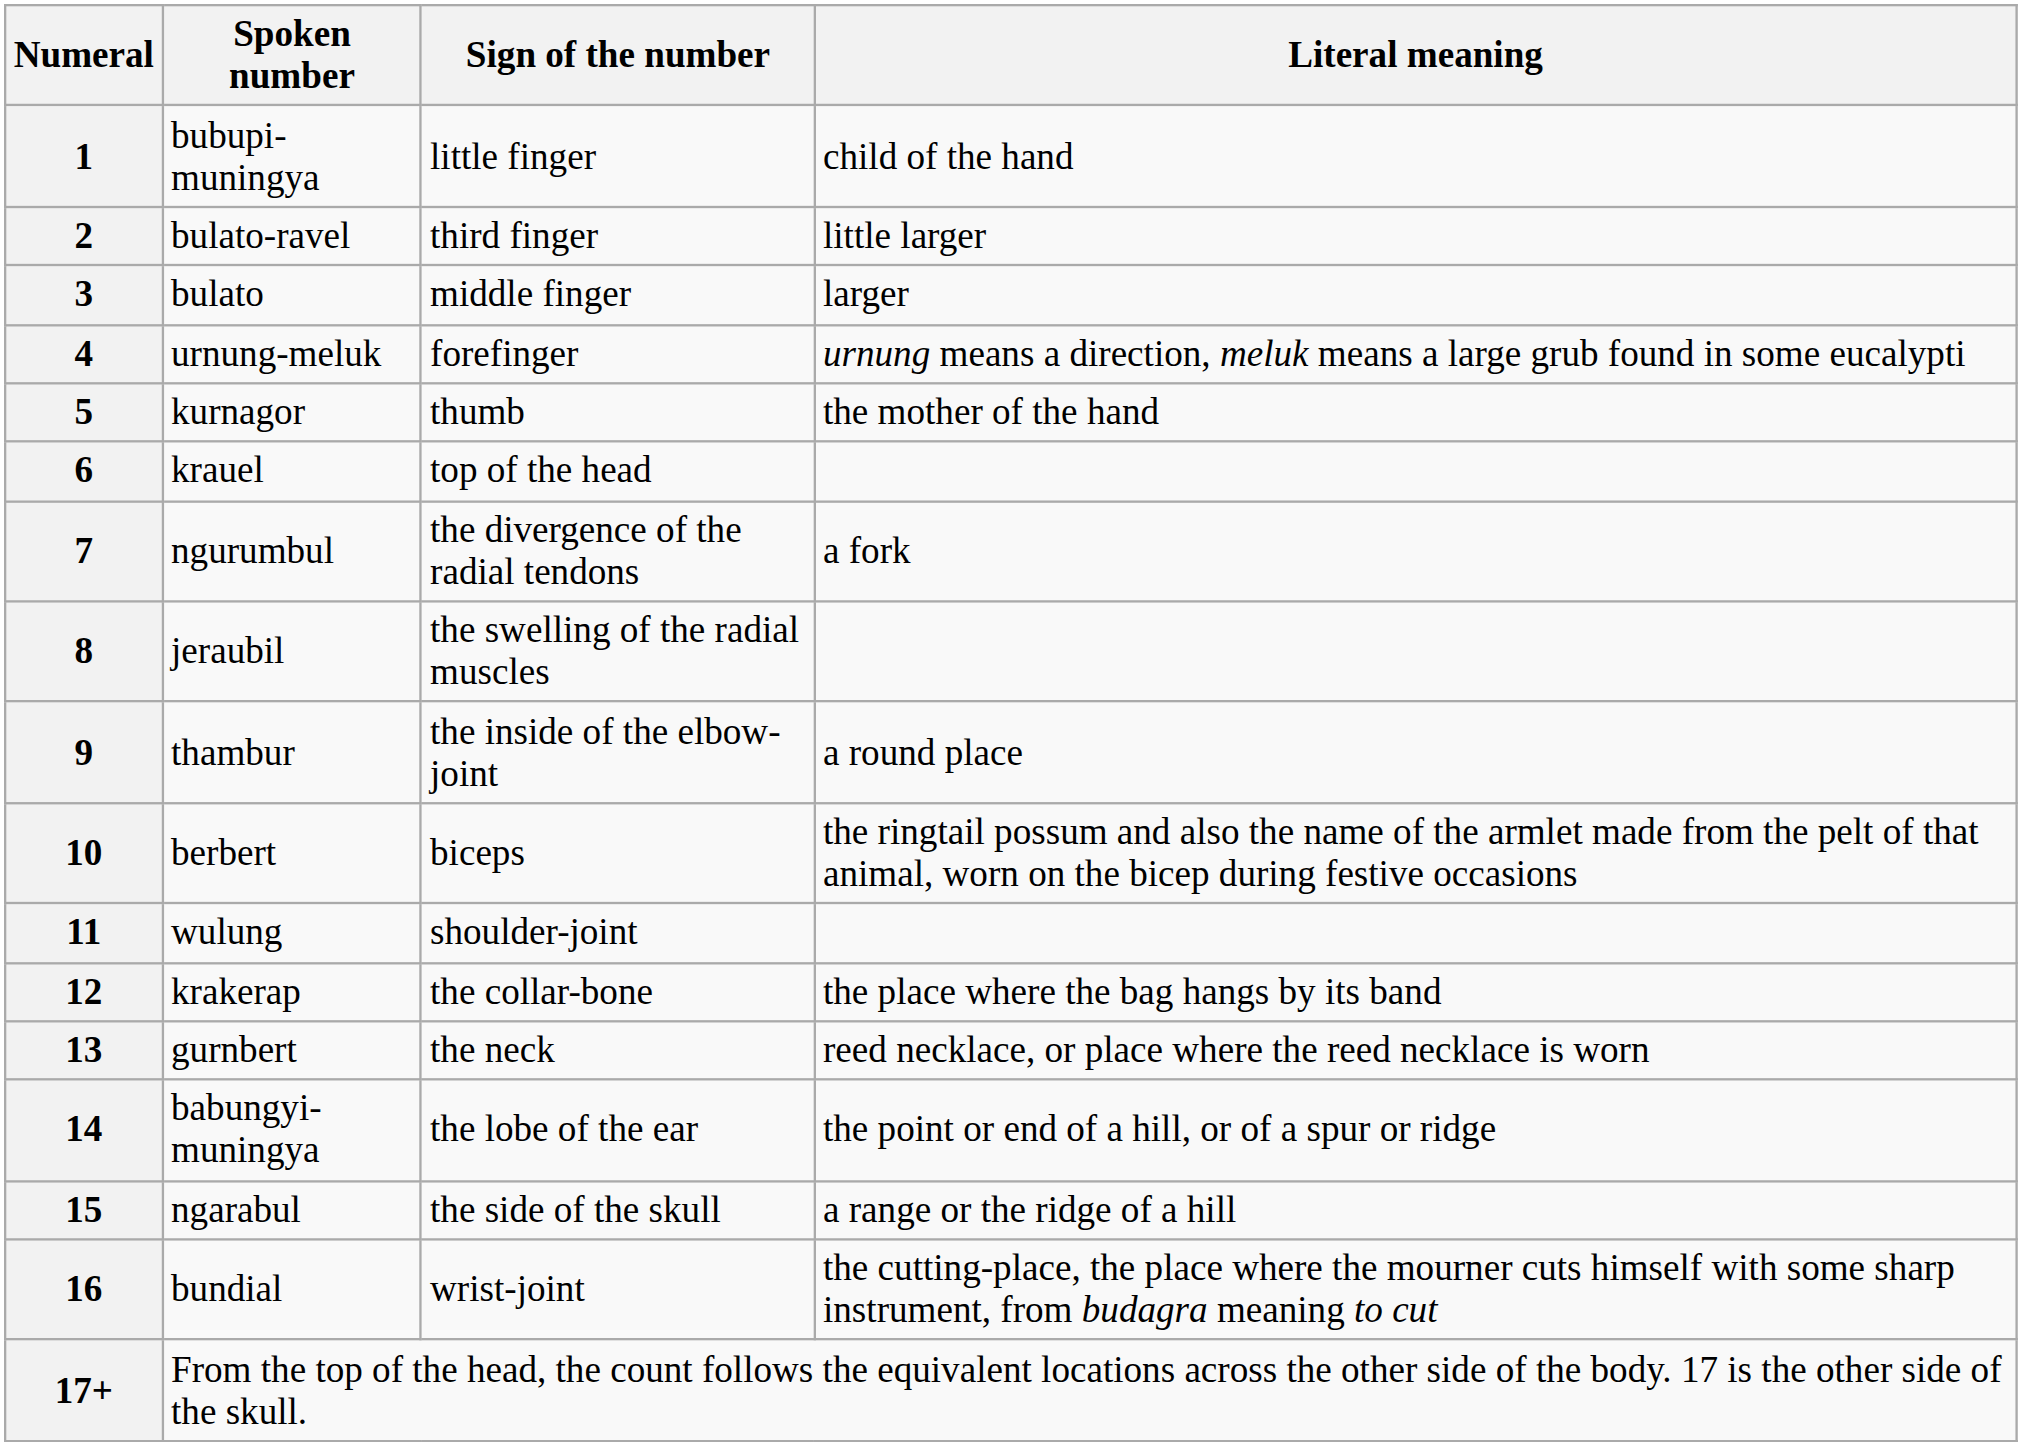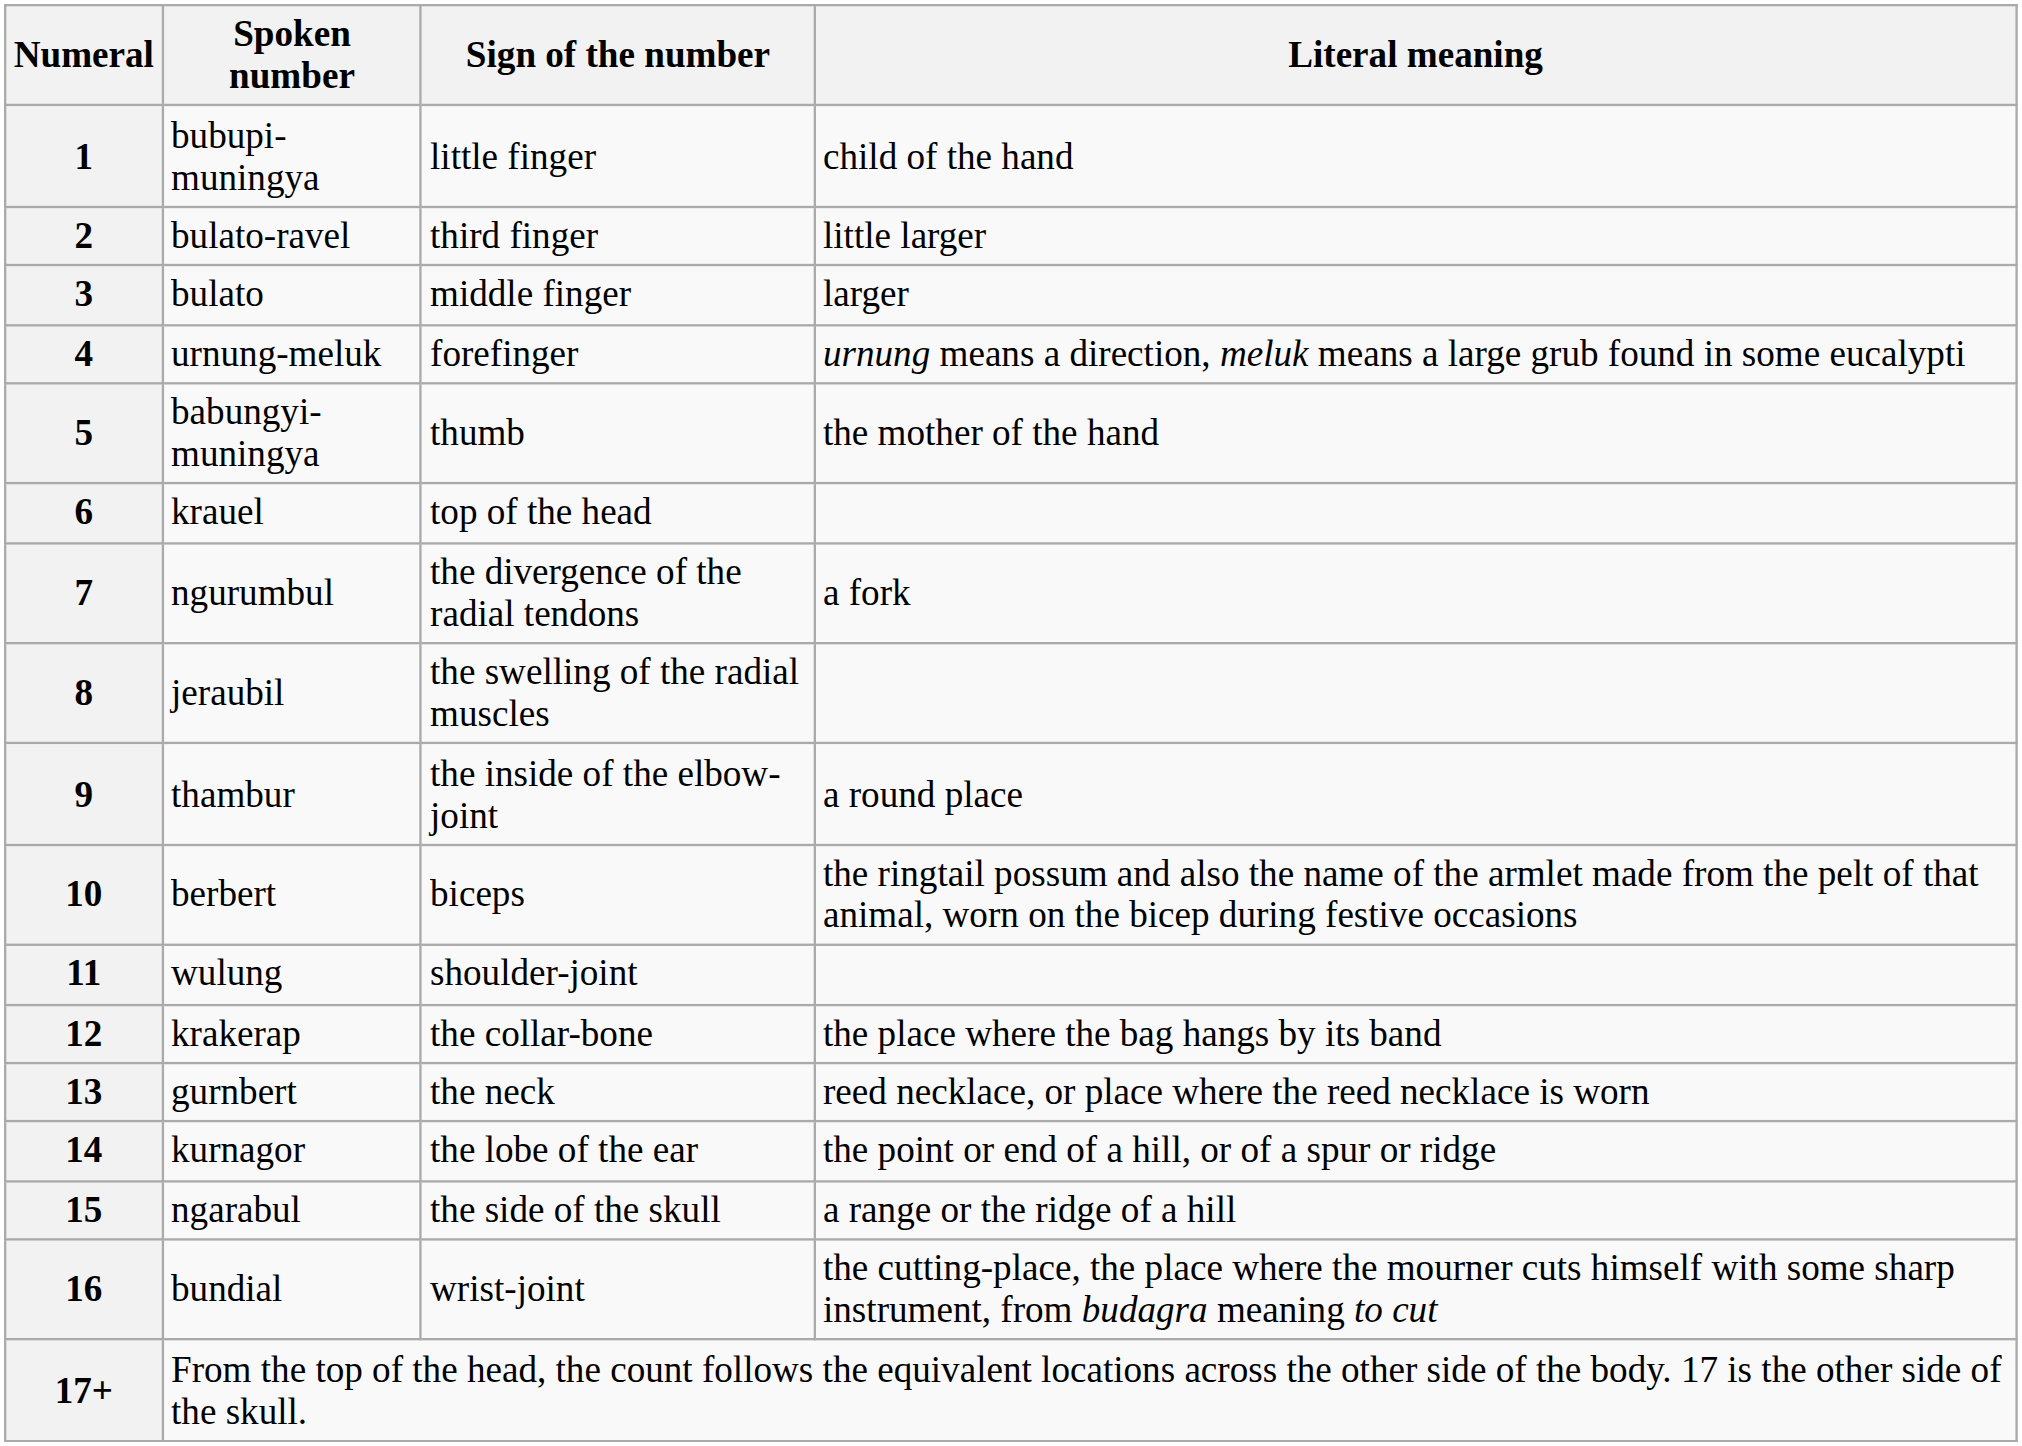(238, 411) kurnagor -> (246, 432) babungyi-muningya
(246, 1129) babungyi-muningya -> (238, 1150) kurnagor
